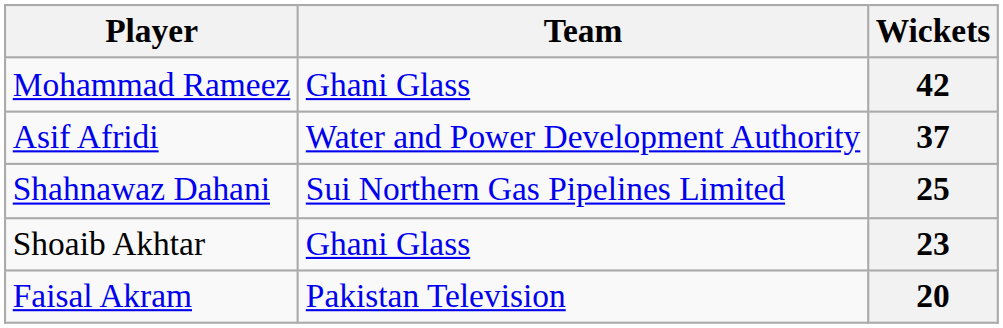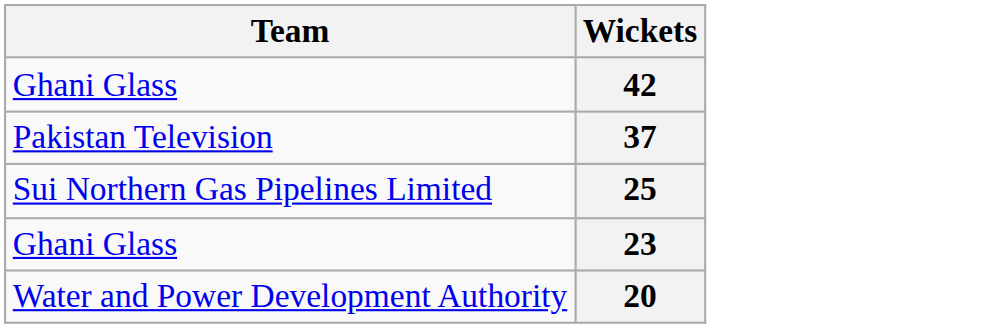- column: (152, 31)
(583, 137) Water and Power Development Authority -> (143, 137) Pakistan Television
(436, 296) Pakistan Television -> (290, 296) Water and Power Development Authority
